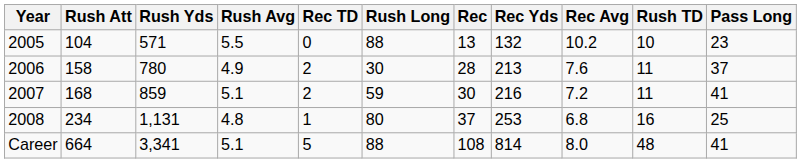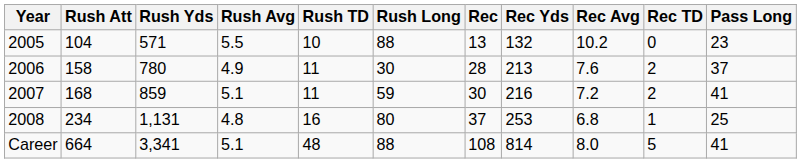columns swapped: (670, 17) <-> (330, 17)
